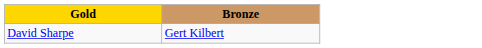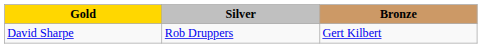+ column: (241, 14)
